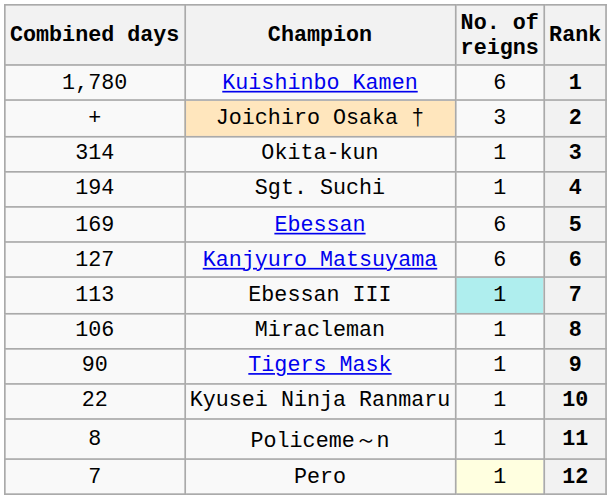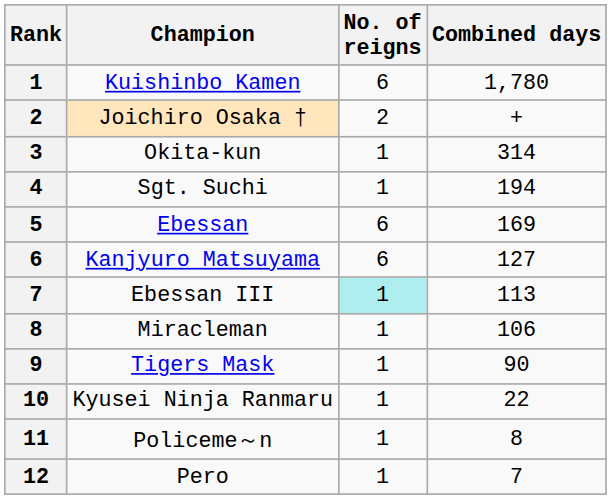columns swapped: (575, 35) <-> (95, 35)
(500, 118) 3 -> (382, 118) 2
(500, 477) lightyellow background -> (382, 477) no background
